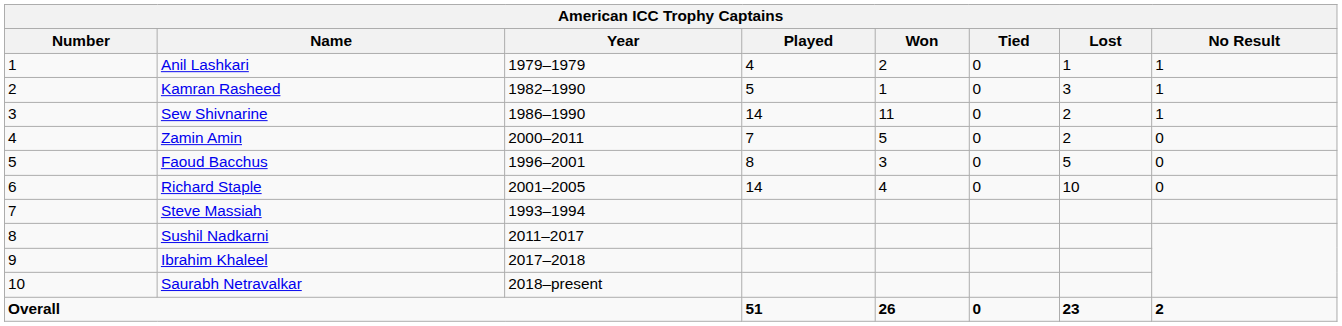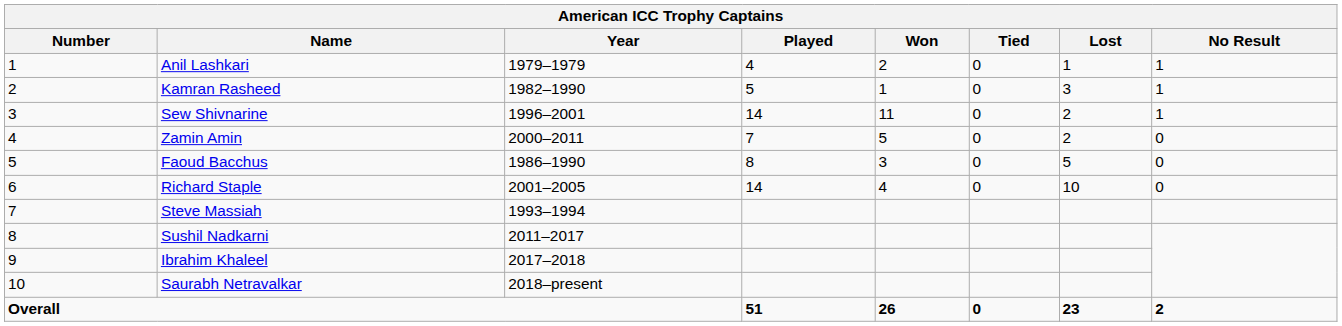(547, 114) 1986–1990 -> (547, 114) 1996–2001
(547, 162) 1996–2001 -> (547, 162) 1986–1990
